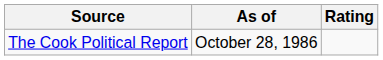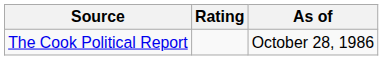columns swapped: (349, 17) <-> (256, 17)
